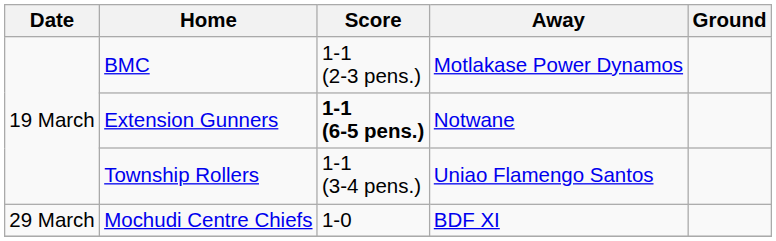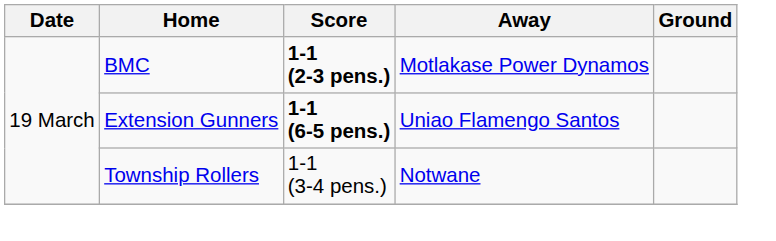(371, 64) normal -> (339, 64) bold
(474, 120) Notwane -> (510, 120) Uniao Flamengo Santos
(544, 175) Uniao Flamengo Santos -> (440, 175) Notwane
- row: (208, 219)
